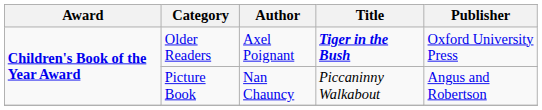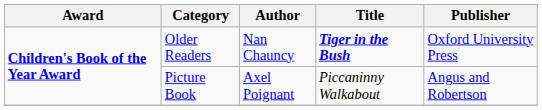(269, 46) Axel Poignant -> (269, 46) Nan Chauncy
(269, 85) Nan Chauncy -> (269, 85) Axel Poignant
